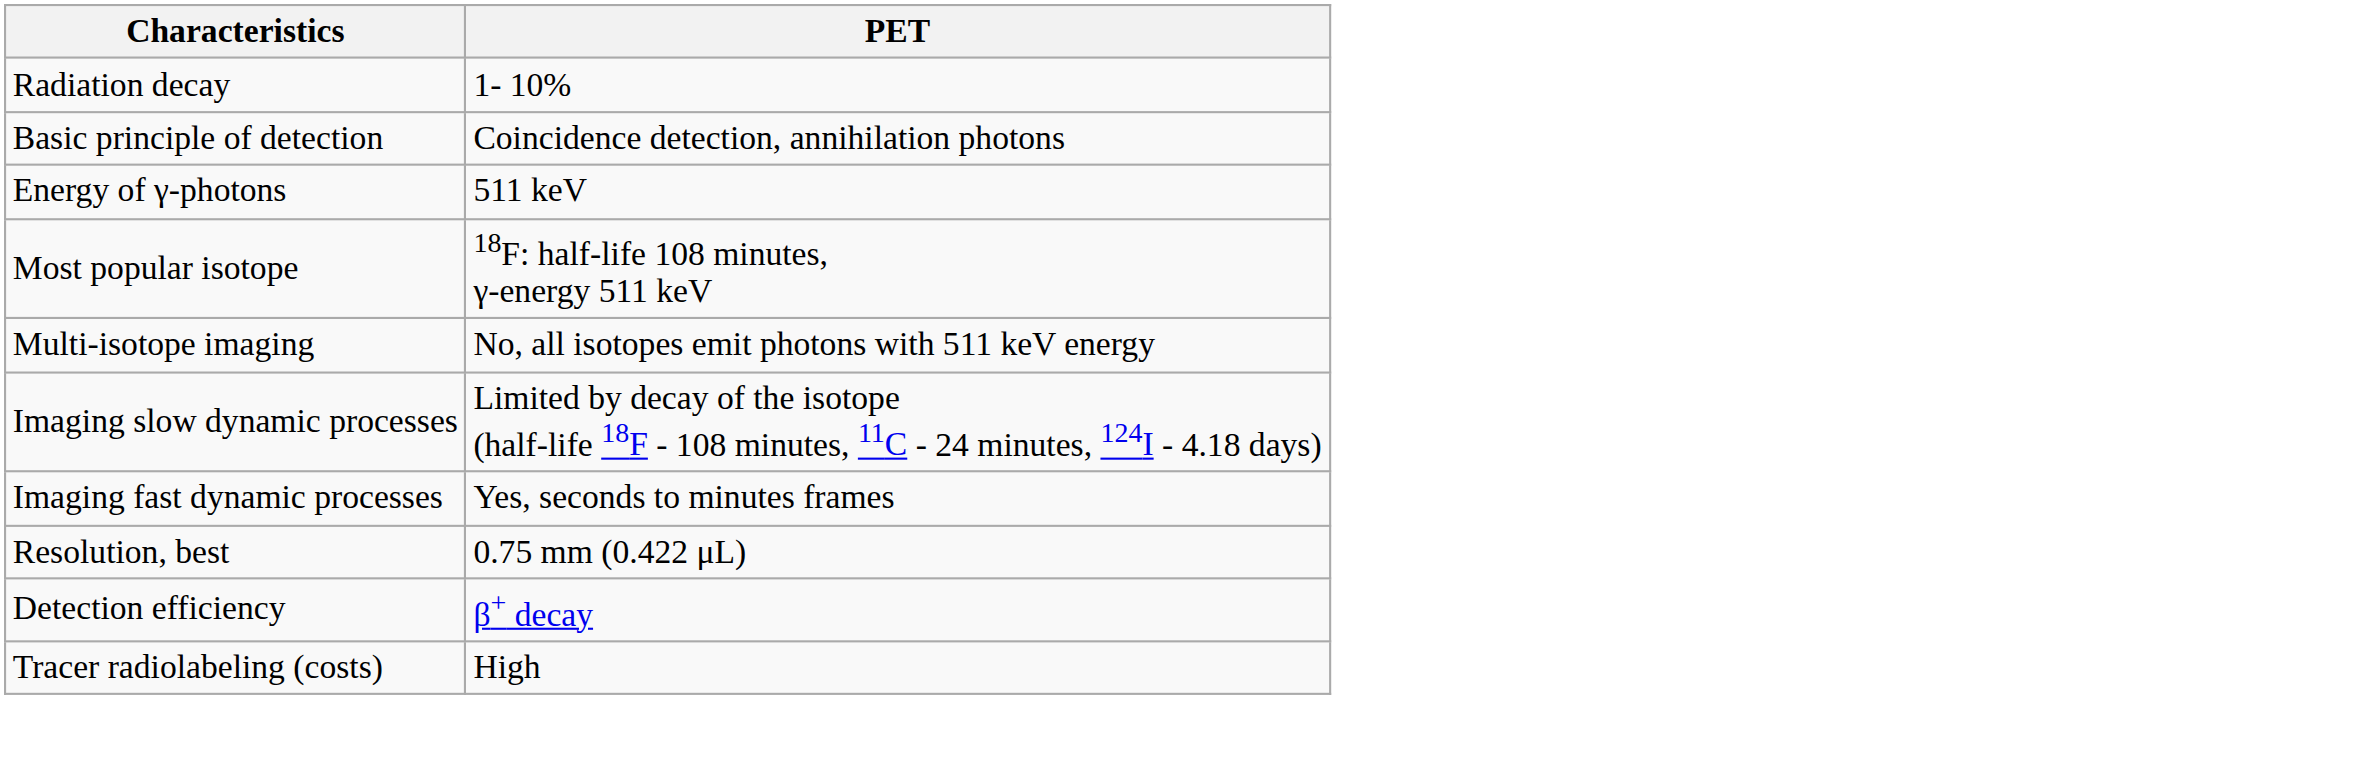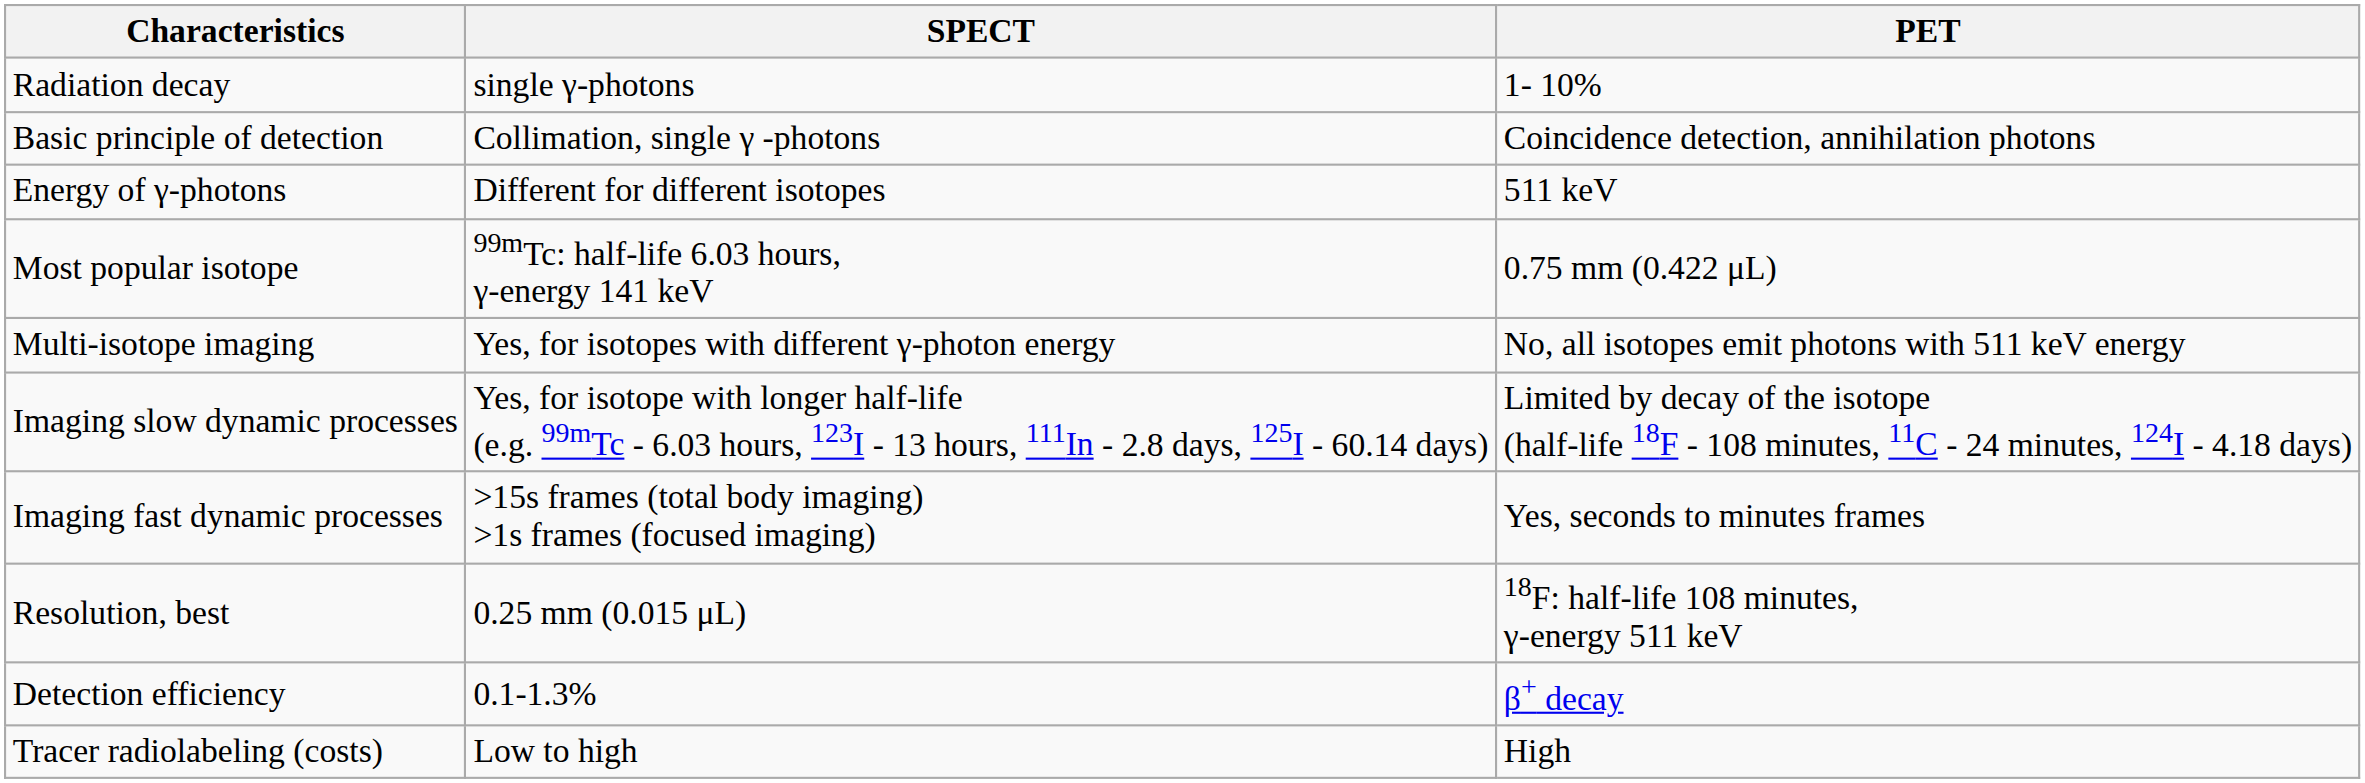+ column: (981, 31)
(651, 267) 18F: half-life 108 minutes, γ-energy 511 keV -> (1640, 267) 0.75 mm (0.422 μL)
(610, 551) 0.75 mm (0.422 μL) -> (1681, 612) 18F: half-life 108 minutes, γ-energy 511 keV
